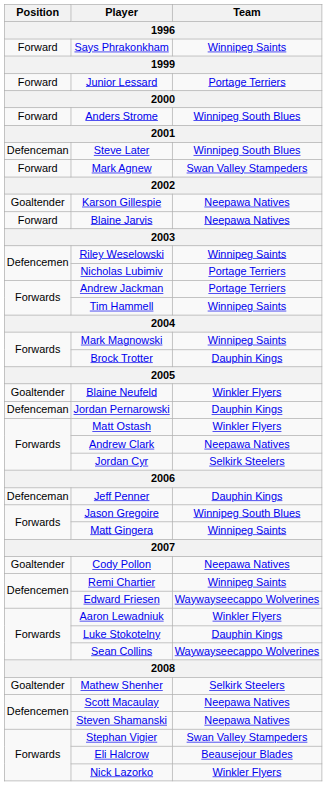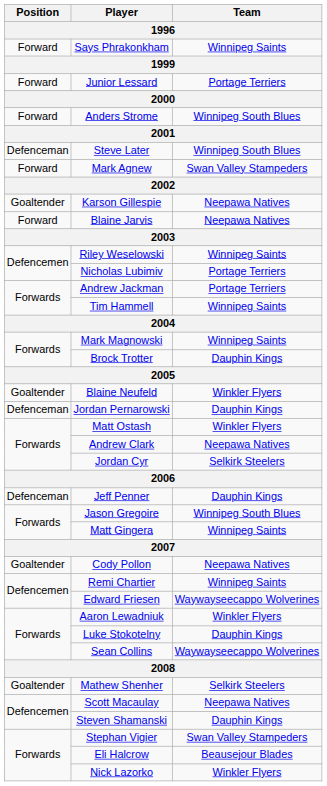(247, 720) Neepawa Natives -> (247, 720) Dauphin Kings
